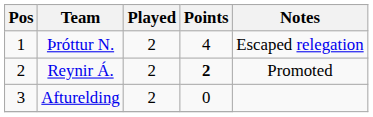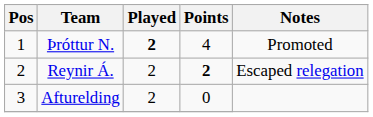(152, 44) normal -> (152, 44) bold
(300, 44) Escaped relegation -> (300, 44) Promoted
(300, 71) Promoted -> (300, 71) Escaped relegation
